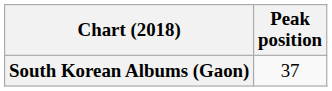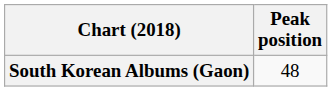(290, 70) 37 -> (290, 70) 48
